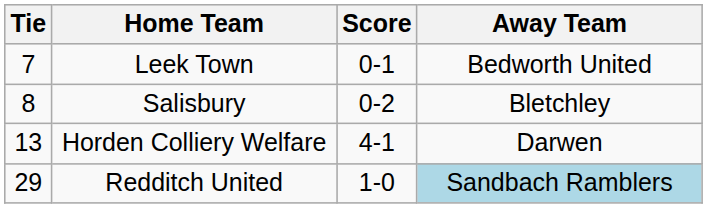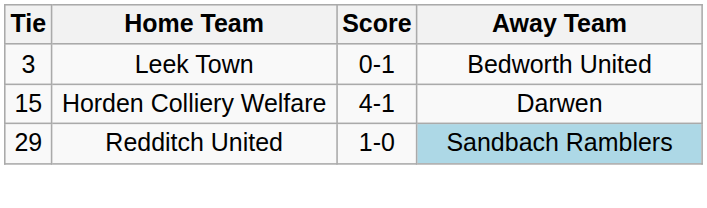(28, 63) 7 -> (28, 63) 3
- row: (194, 103)
(28, 143) 13 -> (28, 103) 15
